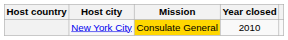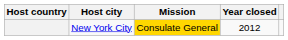(250, 27) 2010 -> (250, 27) 2012
